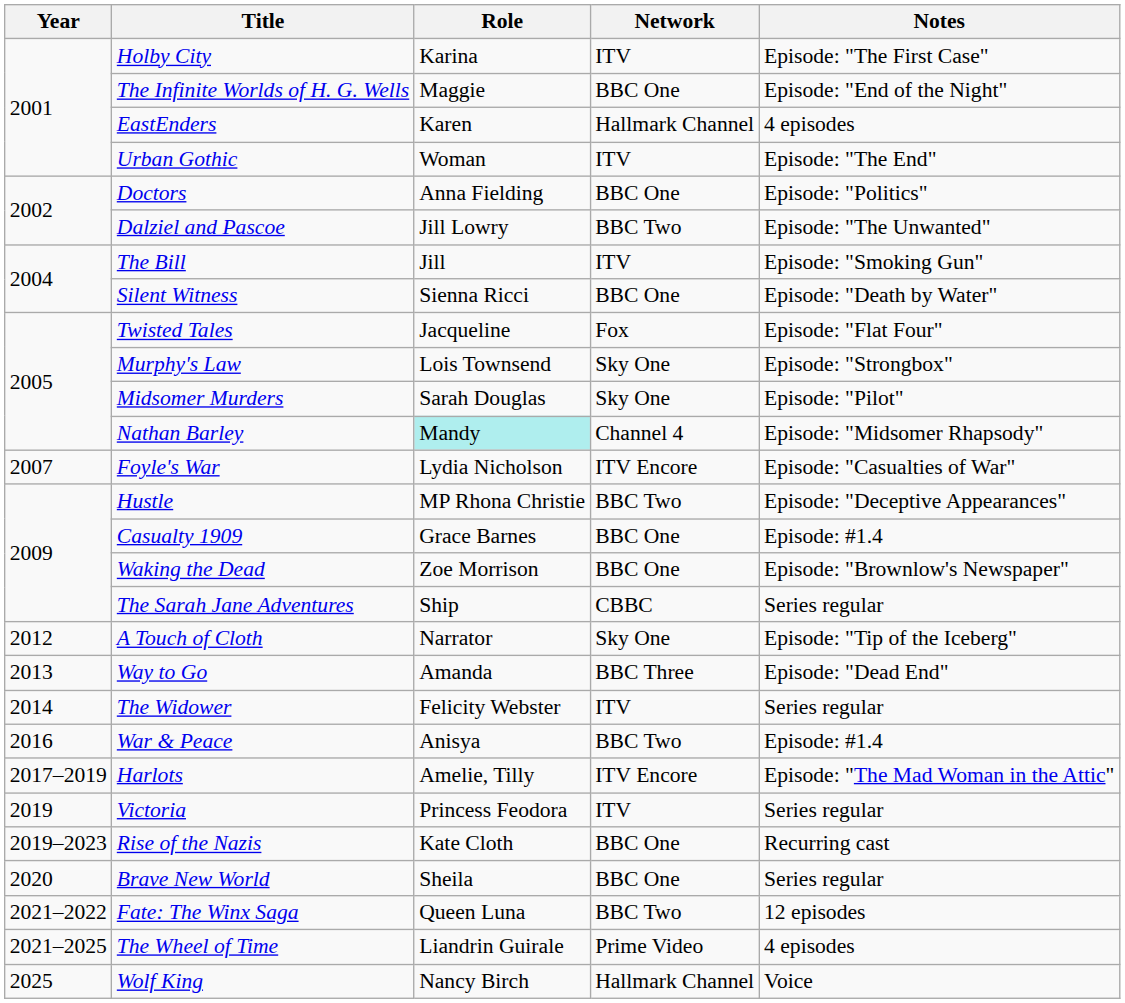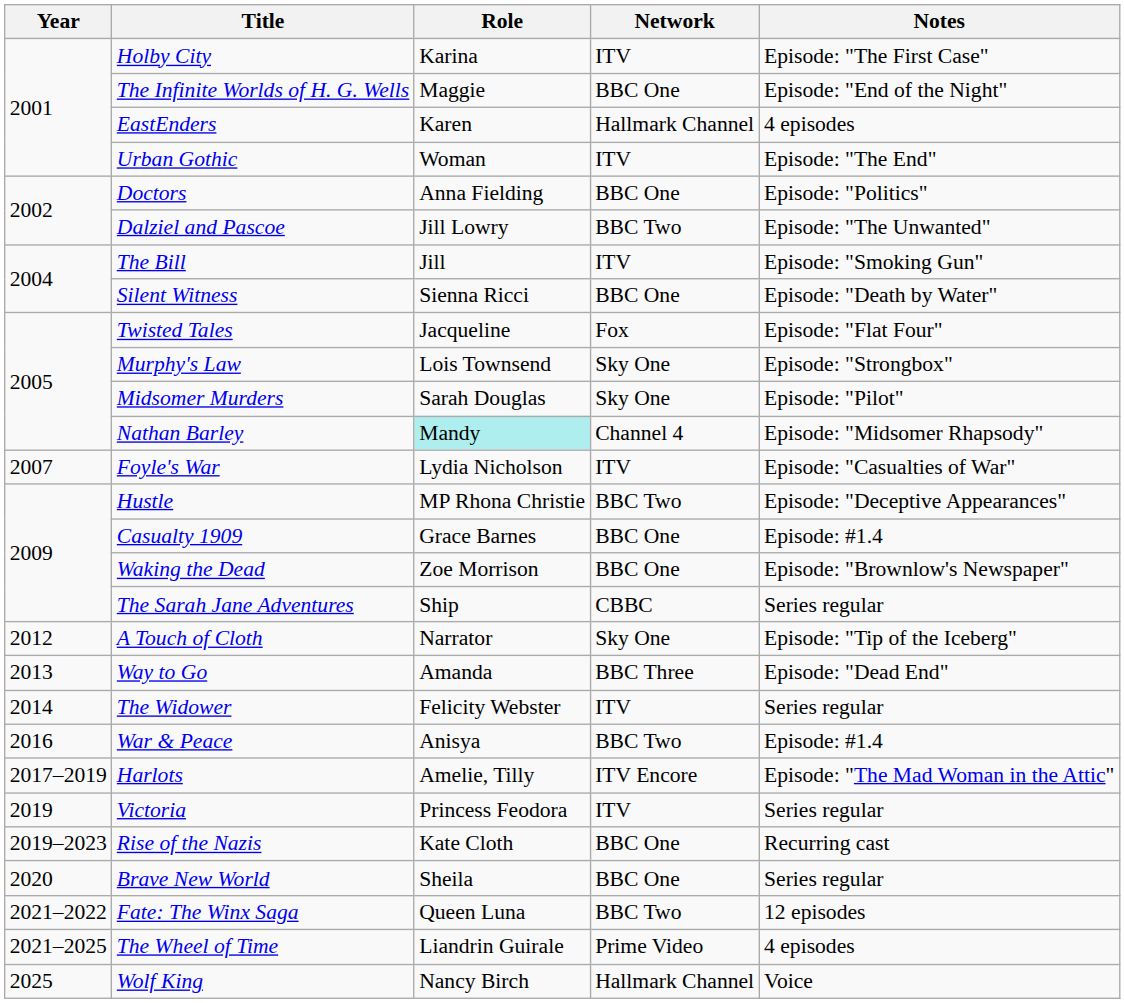(646, 466) ITV Encore -> (613, 466) ITV
